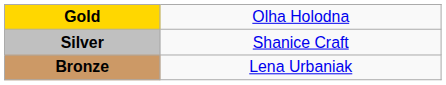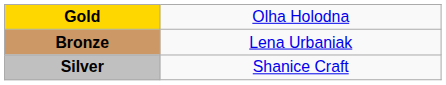rows swapped: (82, 42) <-> (82, 67)
